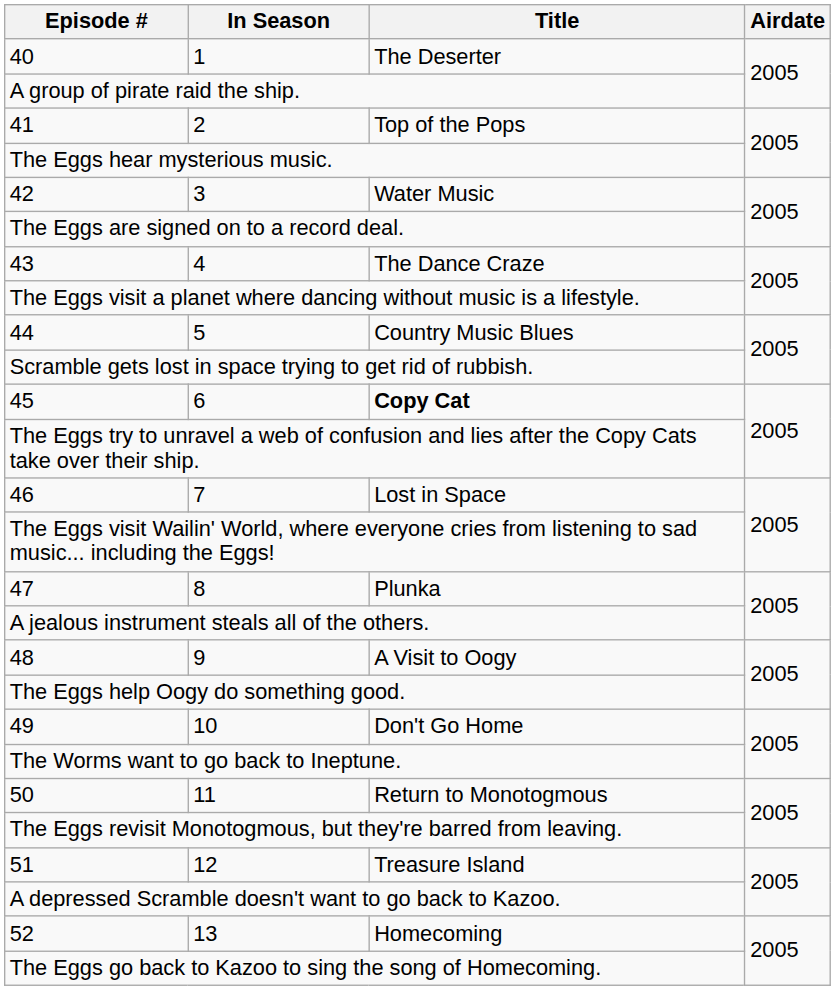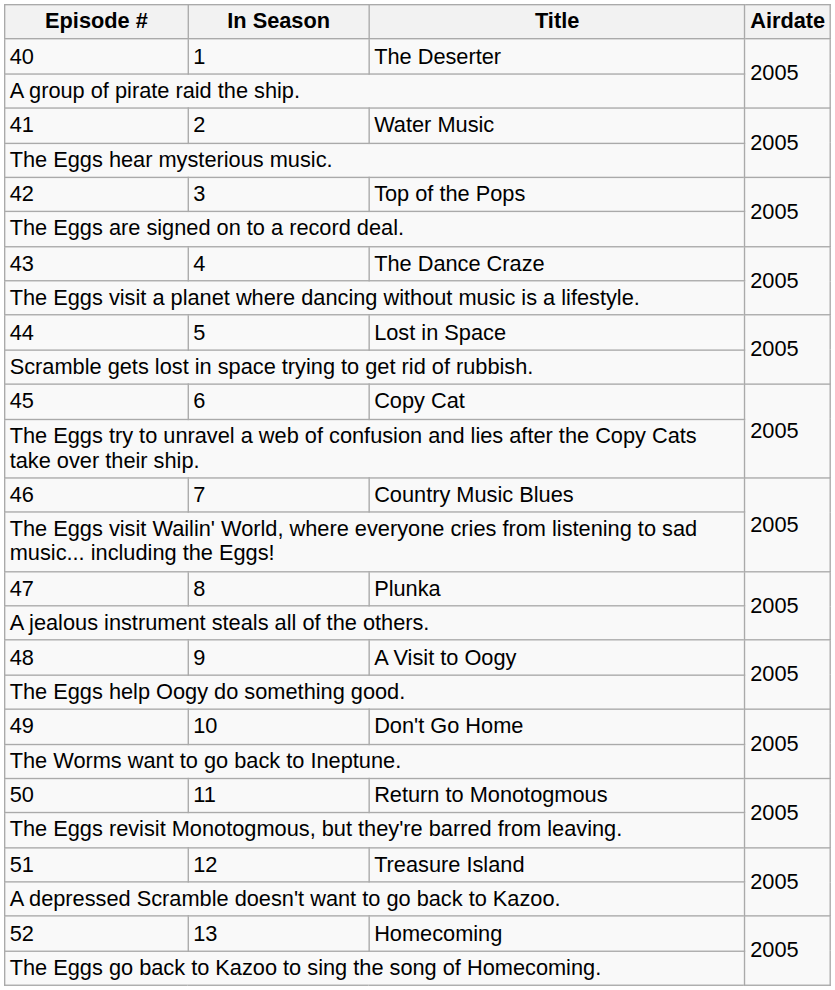(450, 125) Top of the Pops -> (434, 125) Water Music
(434, 194) Water Music -> (450, 194) Top of the Pops
(474, 332) Country Music Blues -> (440, 332) Lost in Space
(422, 401) bold -> (419, 401) normal
(440, 494) Lost in Space -> (474, 494) Country Music Blues
